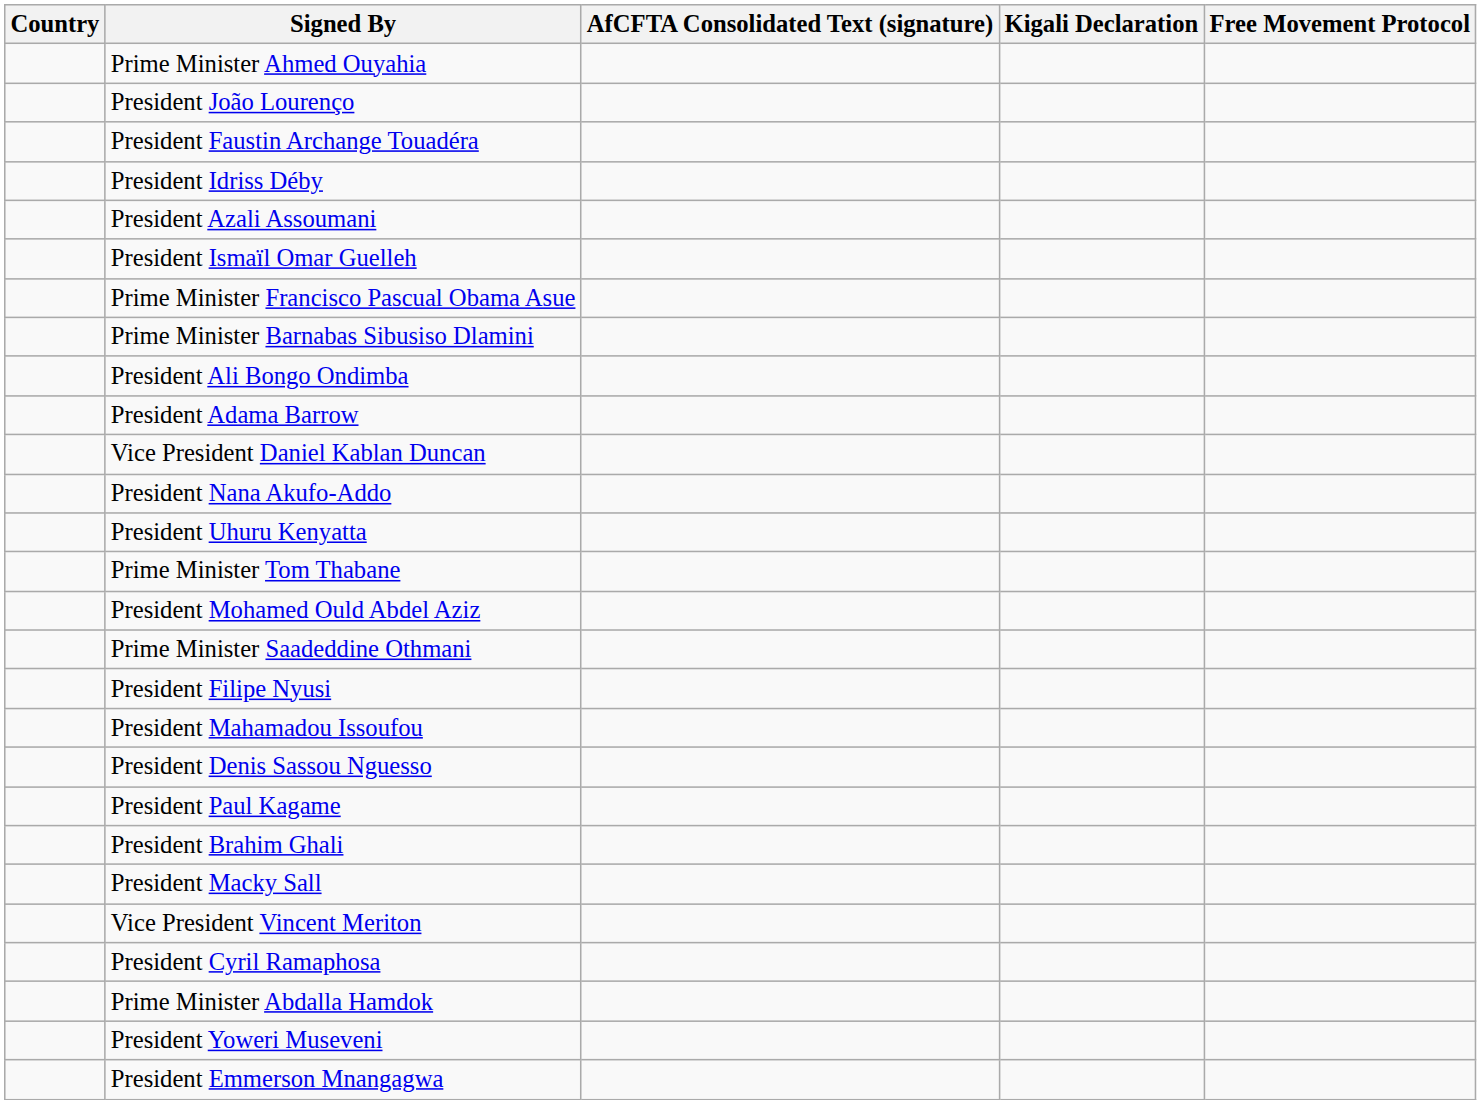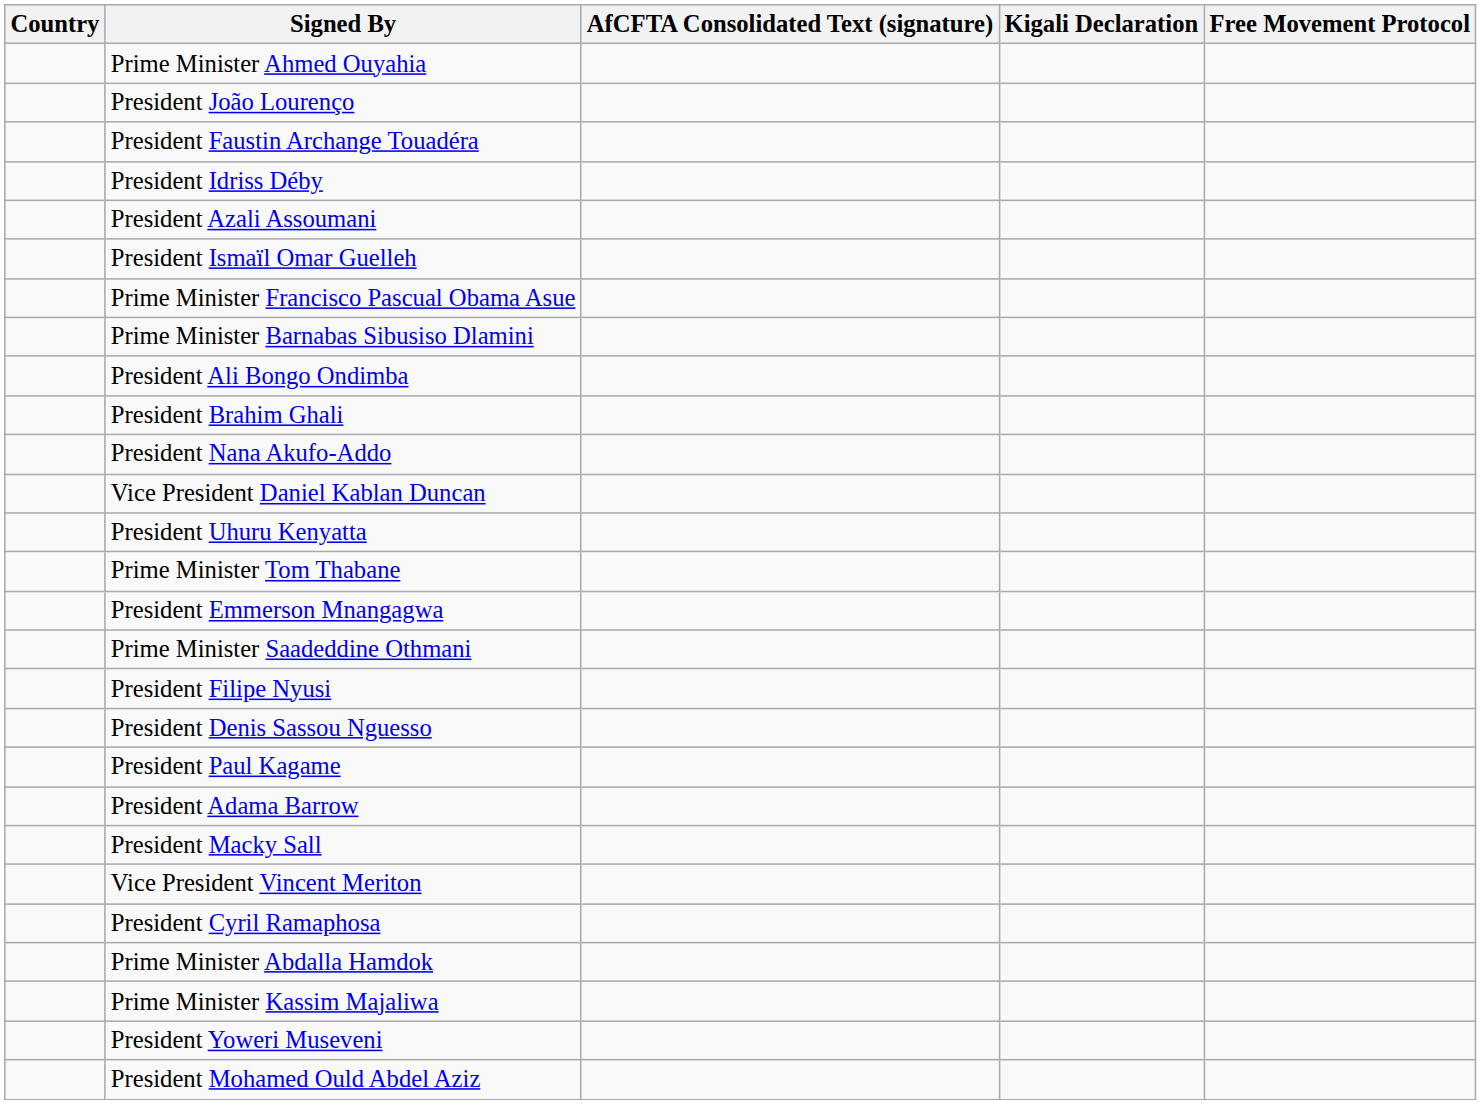rows swapped: (235, 414) <-> (227, 844)
rows swapped: (251, 492) <-> (298, 453)
rows swapped: (296, 610) <-> (277, 1079)
- row: (267, 727)
+ row: (275, 1000)
